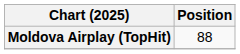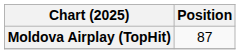(205, 37) 88 -> (205, 37) 87
